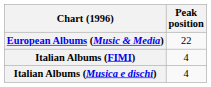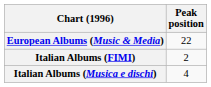(186, 57) 4 -> (186, 57) 2
